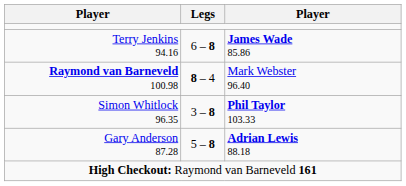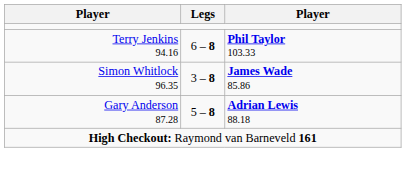(260, 45) James Wade 85.86 -> (256, 45) Phil Taylor 103.33
- row: (114, 78)
(256, 111) Phil Taylor 103.33 -> (260, 78) James Wade 85.86
